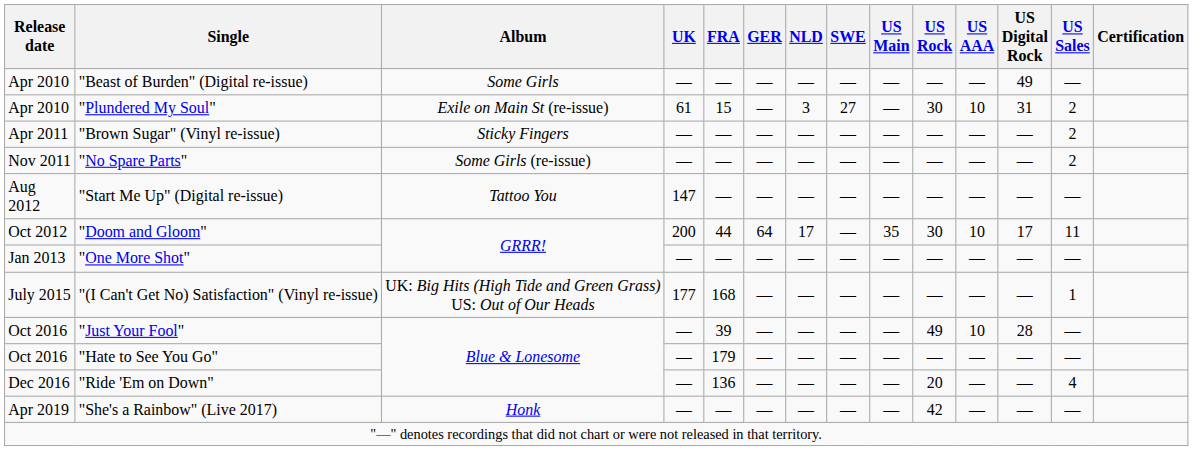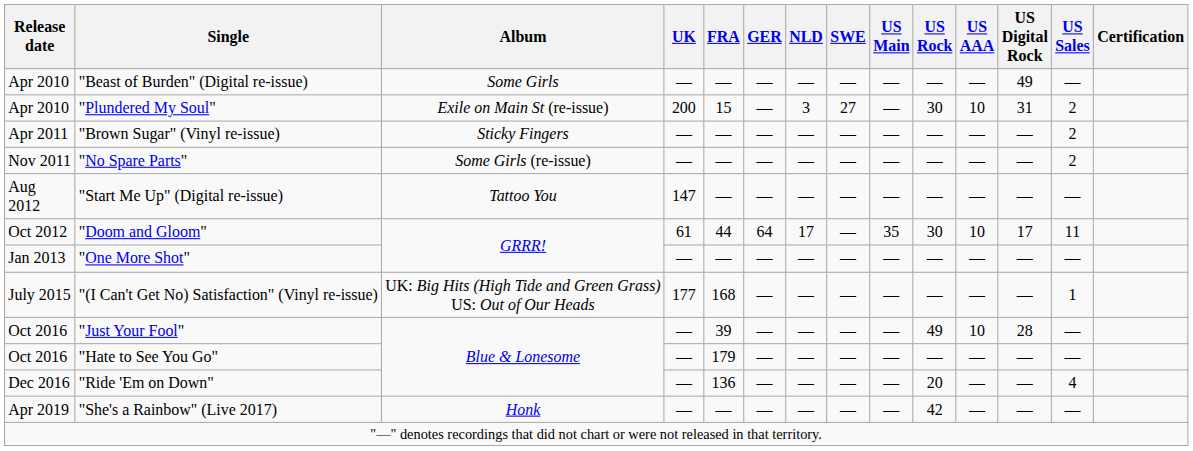(684, 108) 61 -> (684, 108) 200
(684, 232) 200 -> (684, 232) 61
